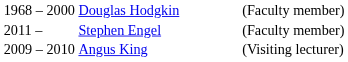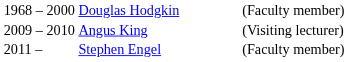rows swapped: (113, 49) <-> (120, 30)
